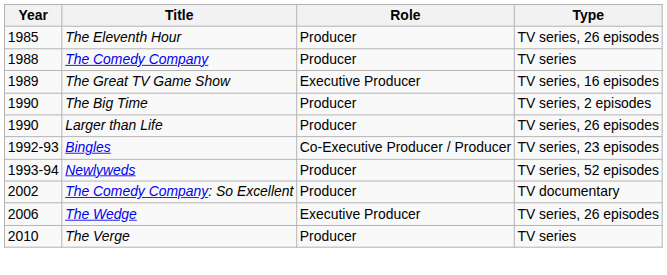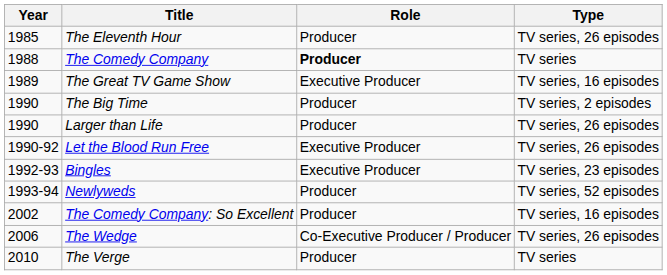(328, 59) normal -> (330, 59) bold
+ row: (137, 147)
(405, 147) Co-Executive Producer / Producer -> (360, 170) Executive Producer
(569, 192) TV documentary -> (588, 214) TV series, 16 episodes
(360, 214) Executive Producer -> (405, 236) Co-Executive Producer / Producer
